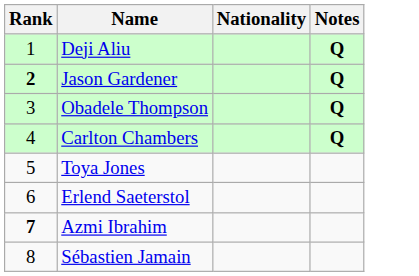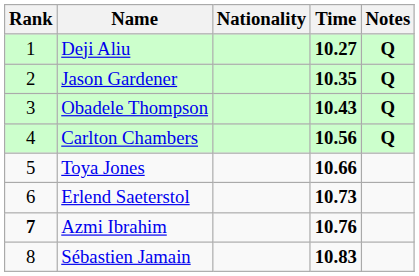+ column: (336, 19)
(31, 78) bold -> (31, 78) normal
